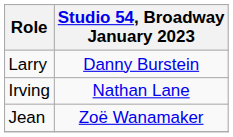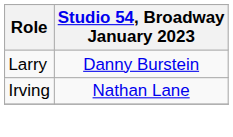- row: (27, 117)
